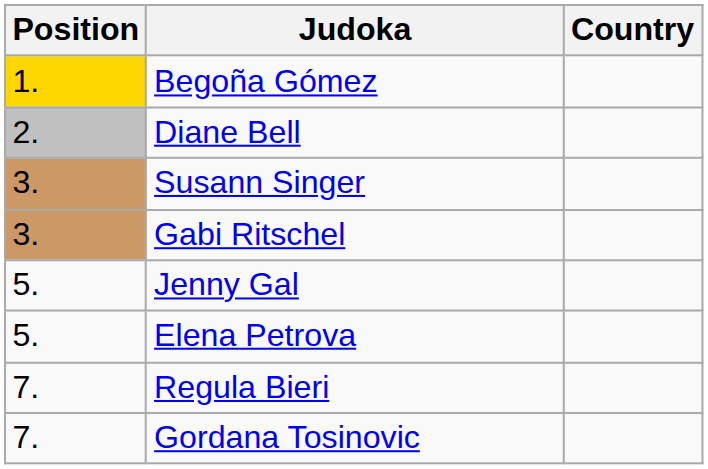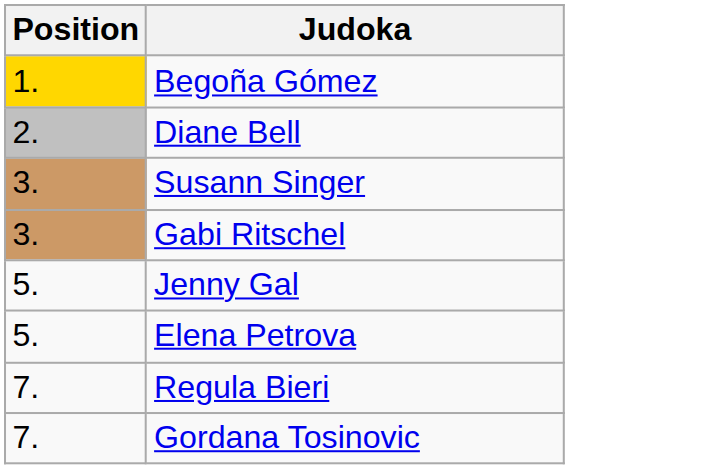- column: (633, 30)
